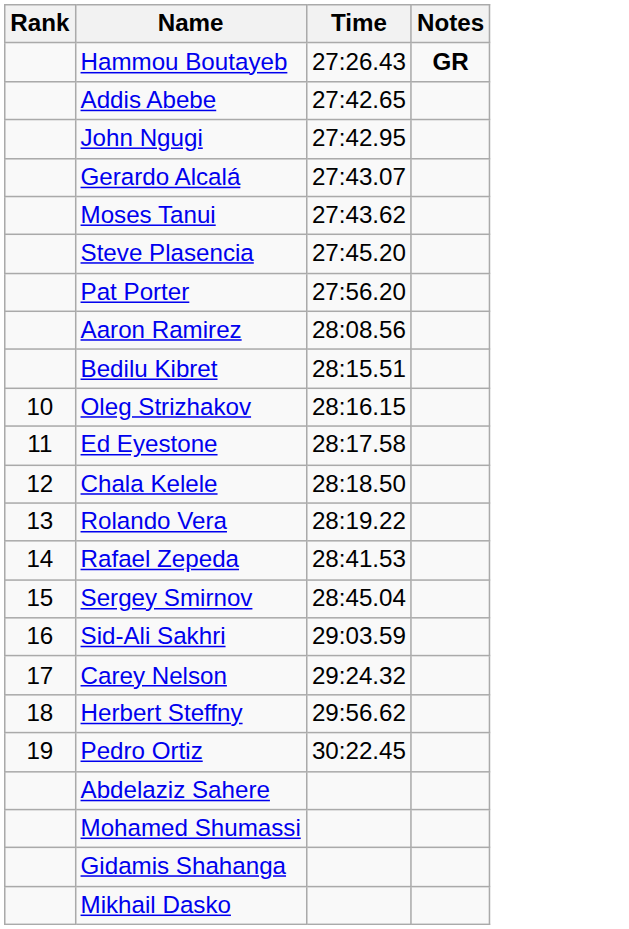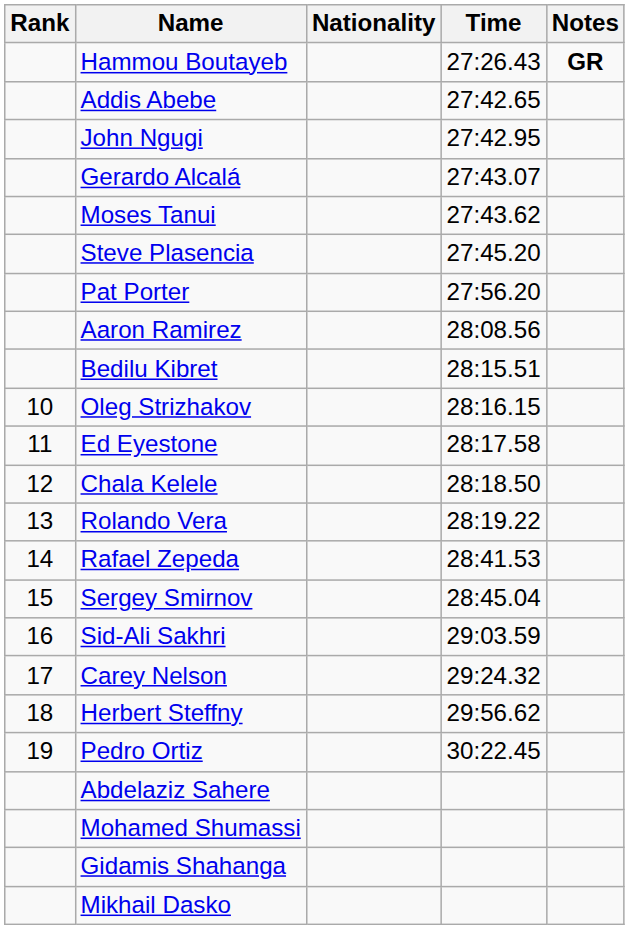+ column: (374, 23)
